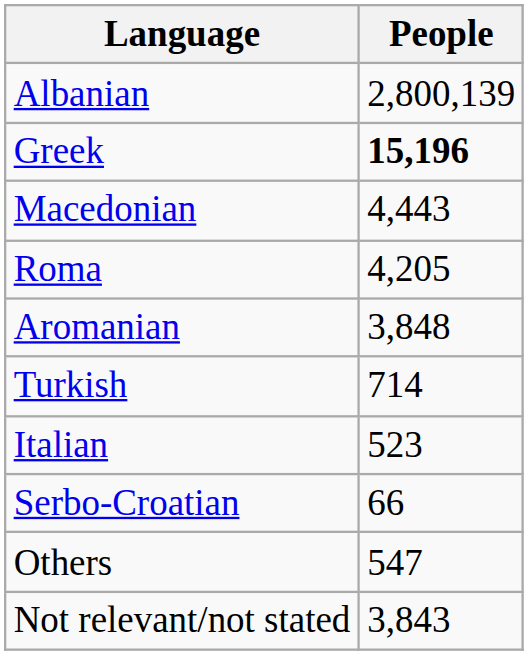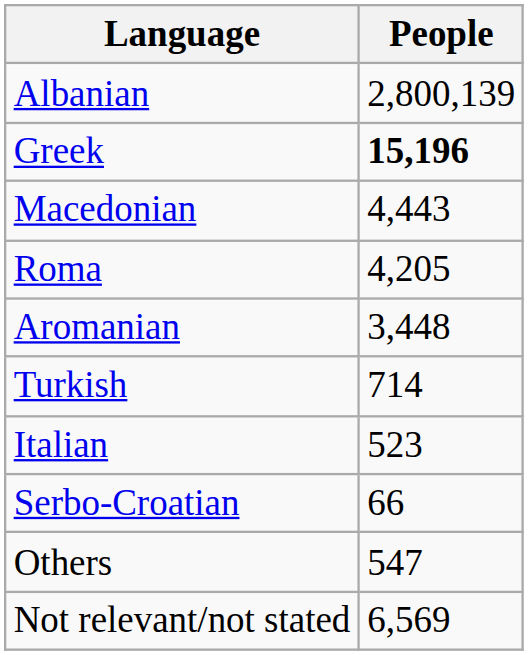(409, 326) 3,848 -> (409, 326) 3,448
(409, 619) 3,843 -> (409, 619) 6,569
